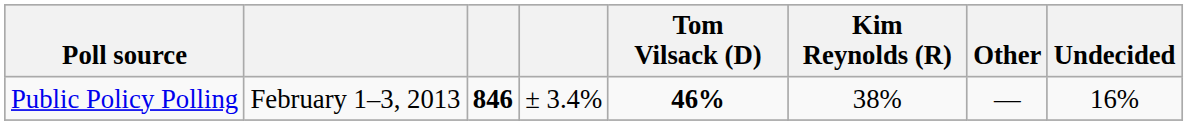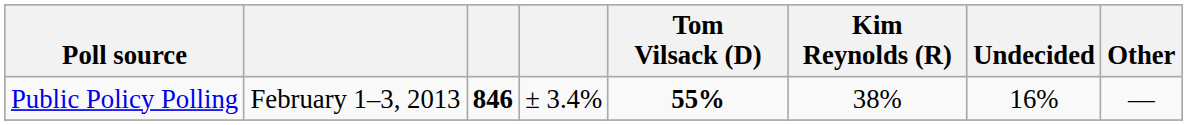columns swapped: (1007, 55) <-> (1115, 55)
(698, 98) 46% -> (698, 98) 55%
